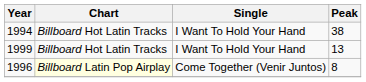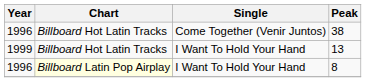(20, 31) 1994 -> (20, 31) 1996
(240, 31) I Want To Hold Your Hand -> (251, 31) Come Together (Venir Juntos)
(251, 67) Come Together (Venir Juntos) -> (240, 67) I Want To Hold Your Hand
